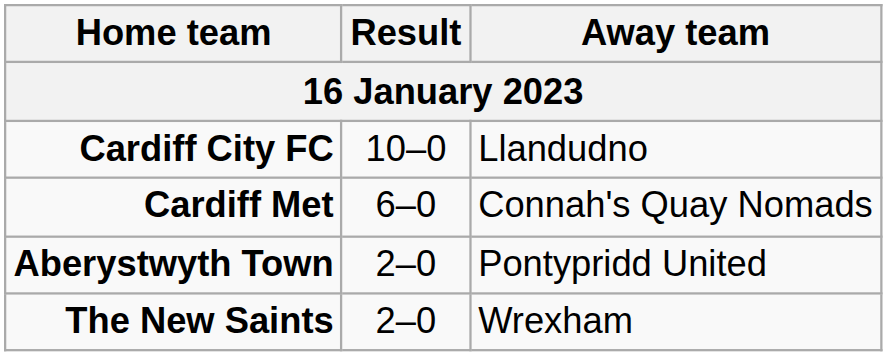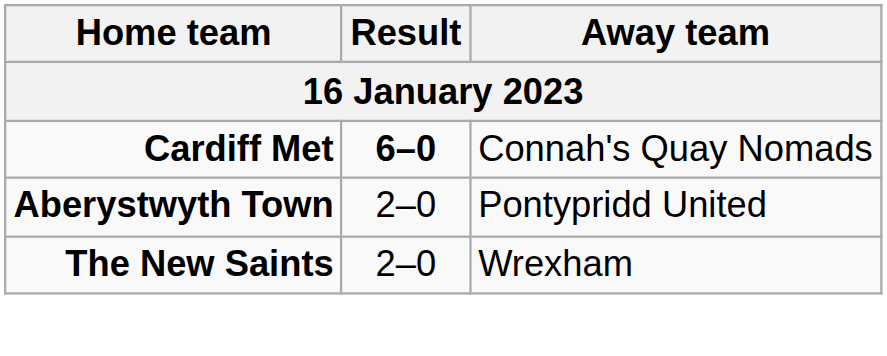- row: (207, 148)
(406, 206) normal -> (406, 148) bold
